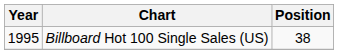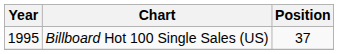(303, 37) 38 -> (303, 37) 37
